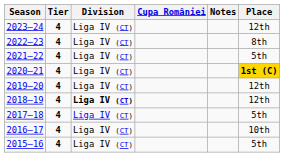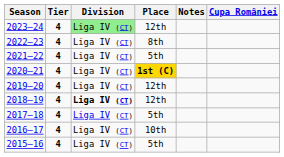columns swapped: (259, 11) <-> (171, 11)
(103, 26) no background -> (103, 26) lightgreen background
